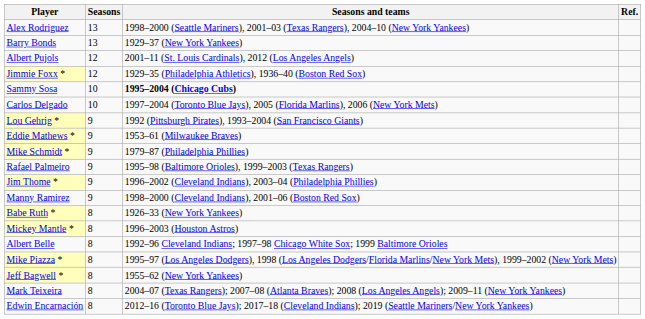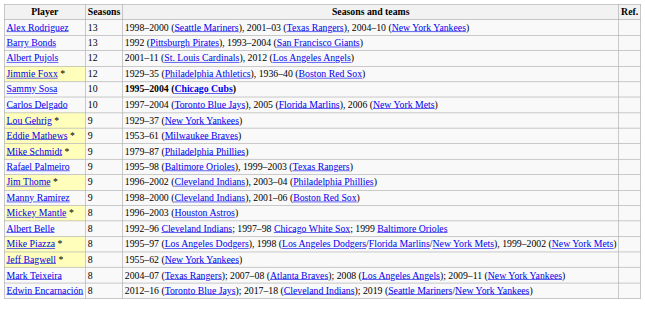(183, 43) 1929–37 (New York Yankees) -> (244, 43) 1992 (Pittsburgh Pirates), 1993–2004 (San Francisco Giants)
(244, 120) 1992 (Pittsburgh Pirates), 1993–2004 (San Francisco Giants) -> (183, 120) 1929–37 (New York Yankees)
- row: (31, 213)
